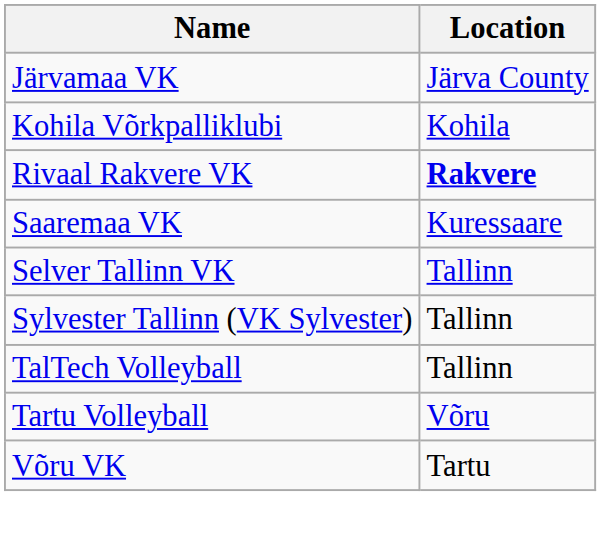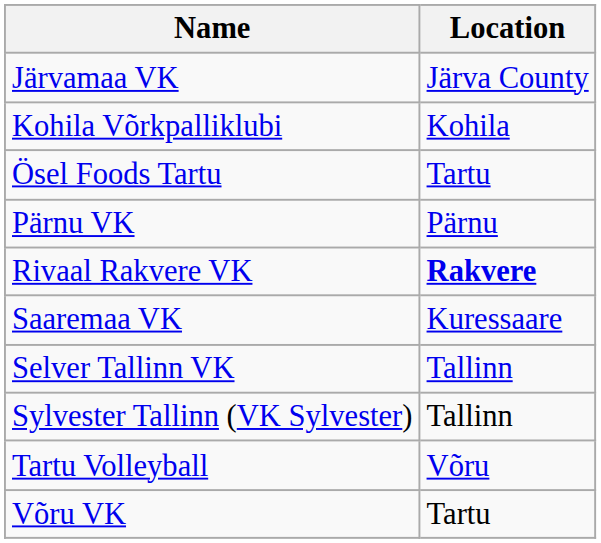+ row: (117, 174)
+ row: (73, 222)
- row: (127, 367)
